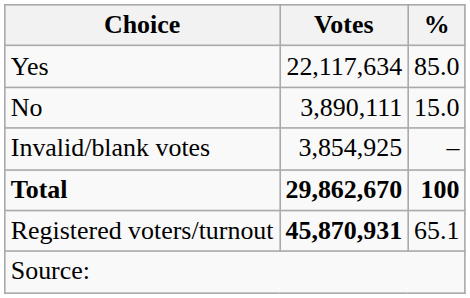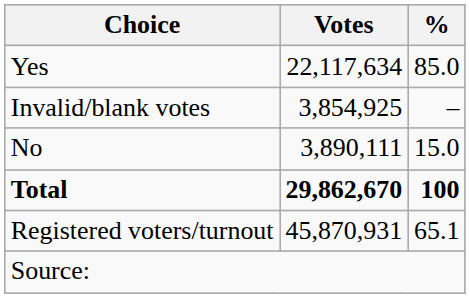rows swapped: (27, 107) <-> (110, 148)
(344, 230) bold -> (344, 230) normal
